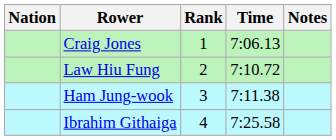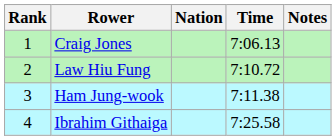columns swapped: (203, 17) <-> (32, 17)
